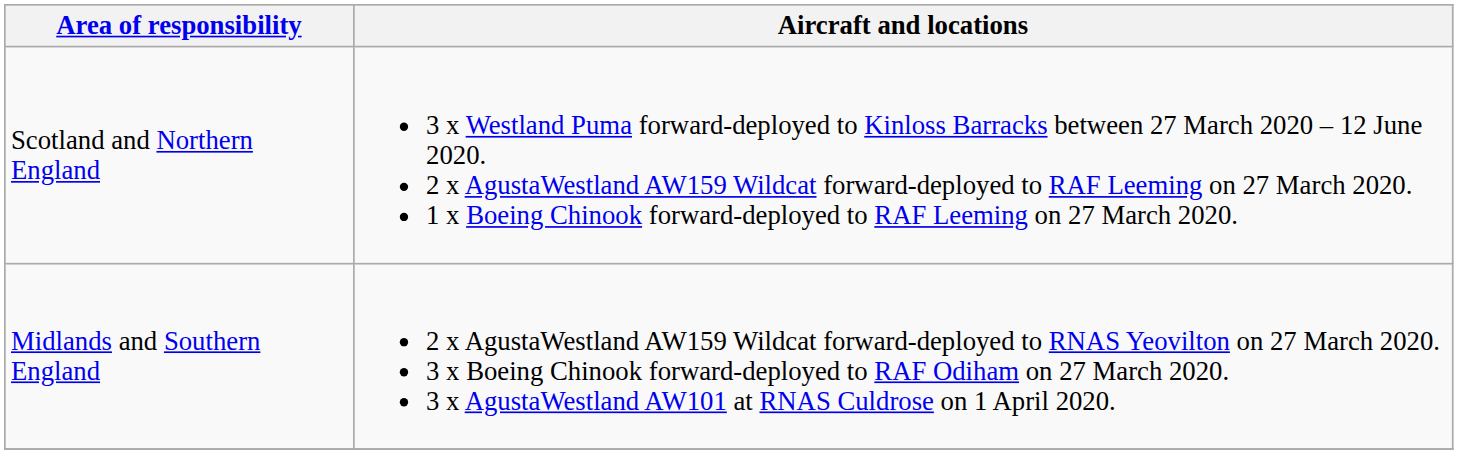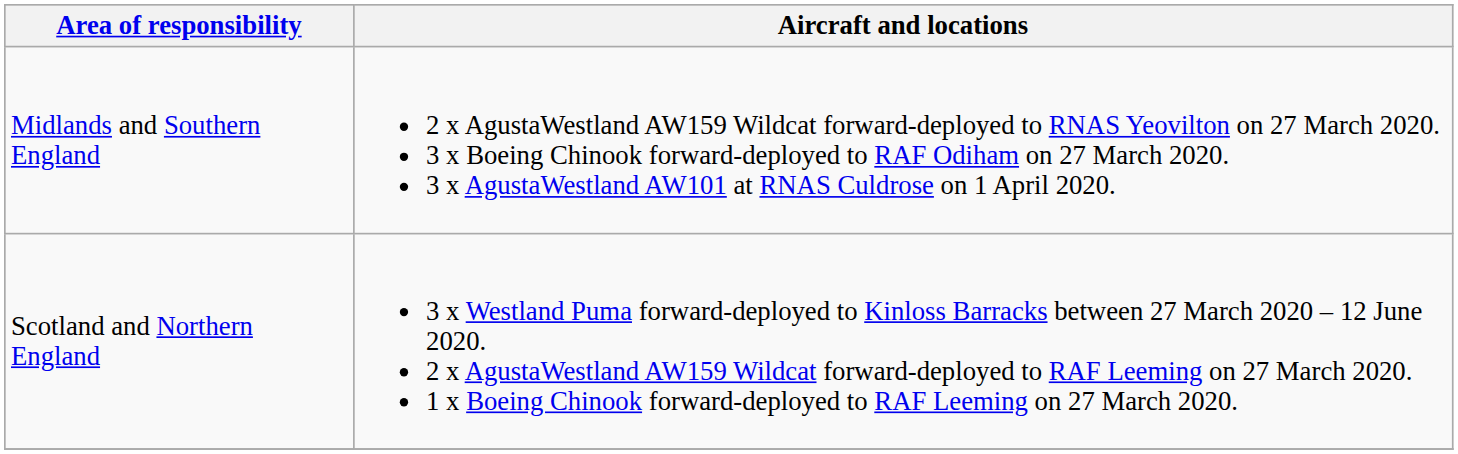rows swapped: (132, 154) <-> (136, 355)
